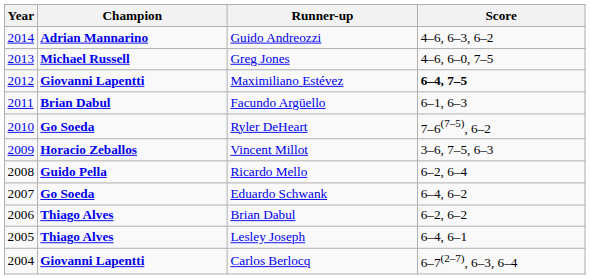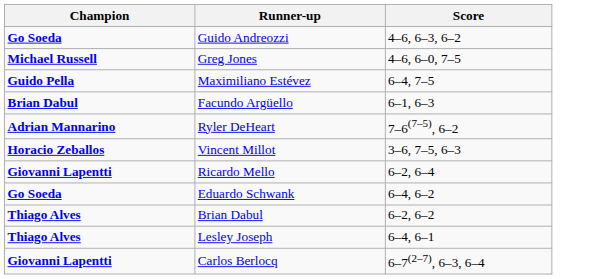- column: (21, 15)
(94, 37) Adrian Mannarino -> (35, 37) Go Soeda
(92, 81) Giovanni Lapentti -> (41, 81) Guido Pella
(444, 81) bold -> (411, 81) normal
(67, 126) Go Soeda -> (61, 126) Adrian Mannarino
(74, 172) Guido Pella -> (60, 172) Giovanni Lapentti
